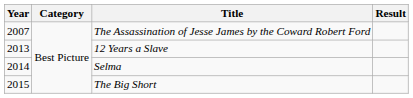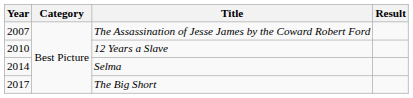(18, 48) 2013 -> (18, 48) 2010
(18, 84) 2015 -> (18, 84) 2017
